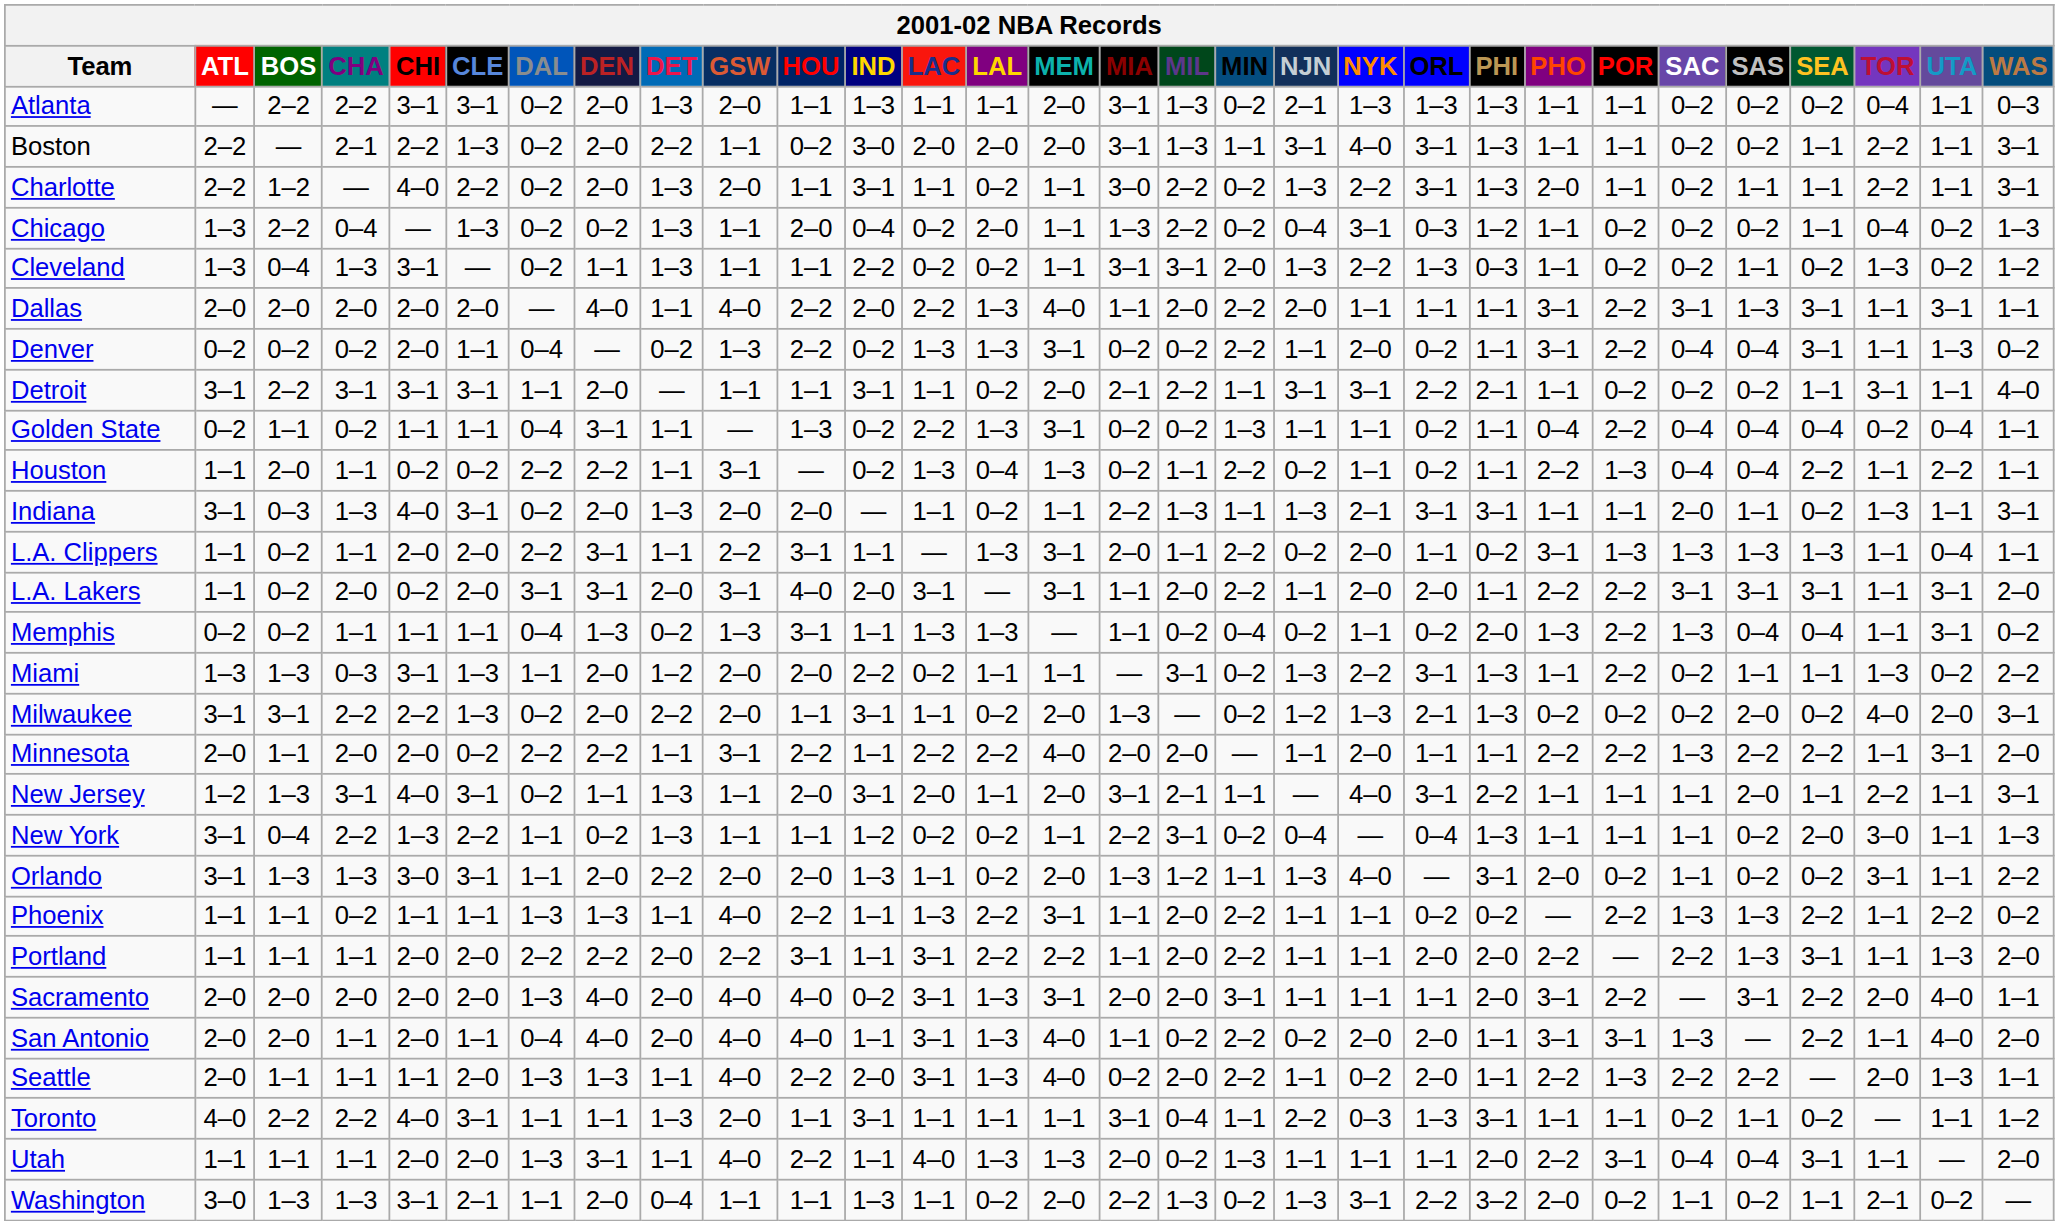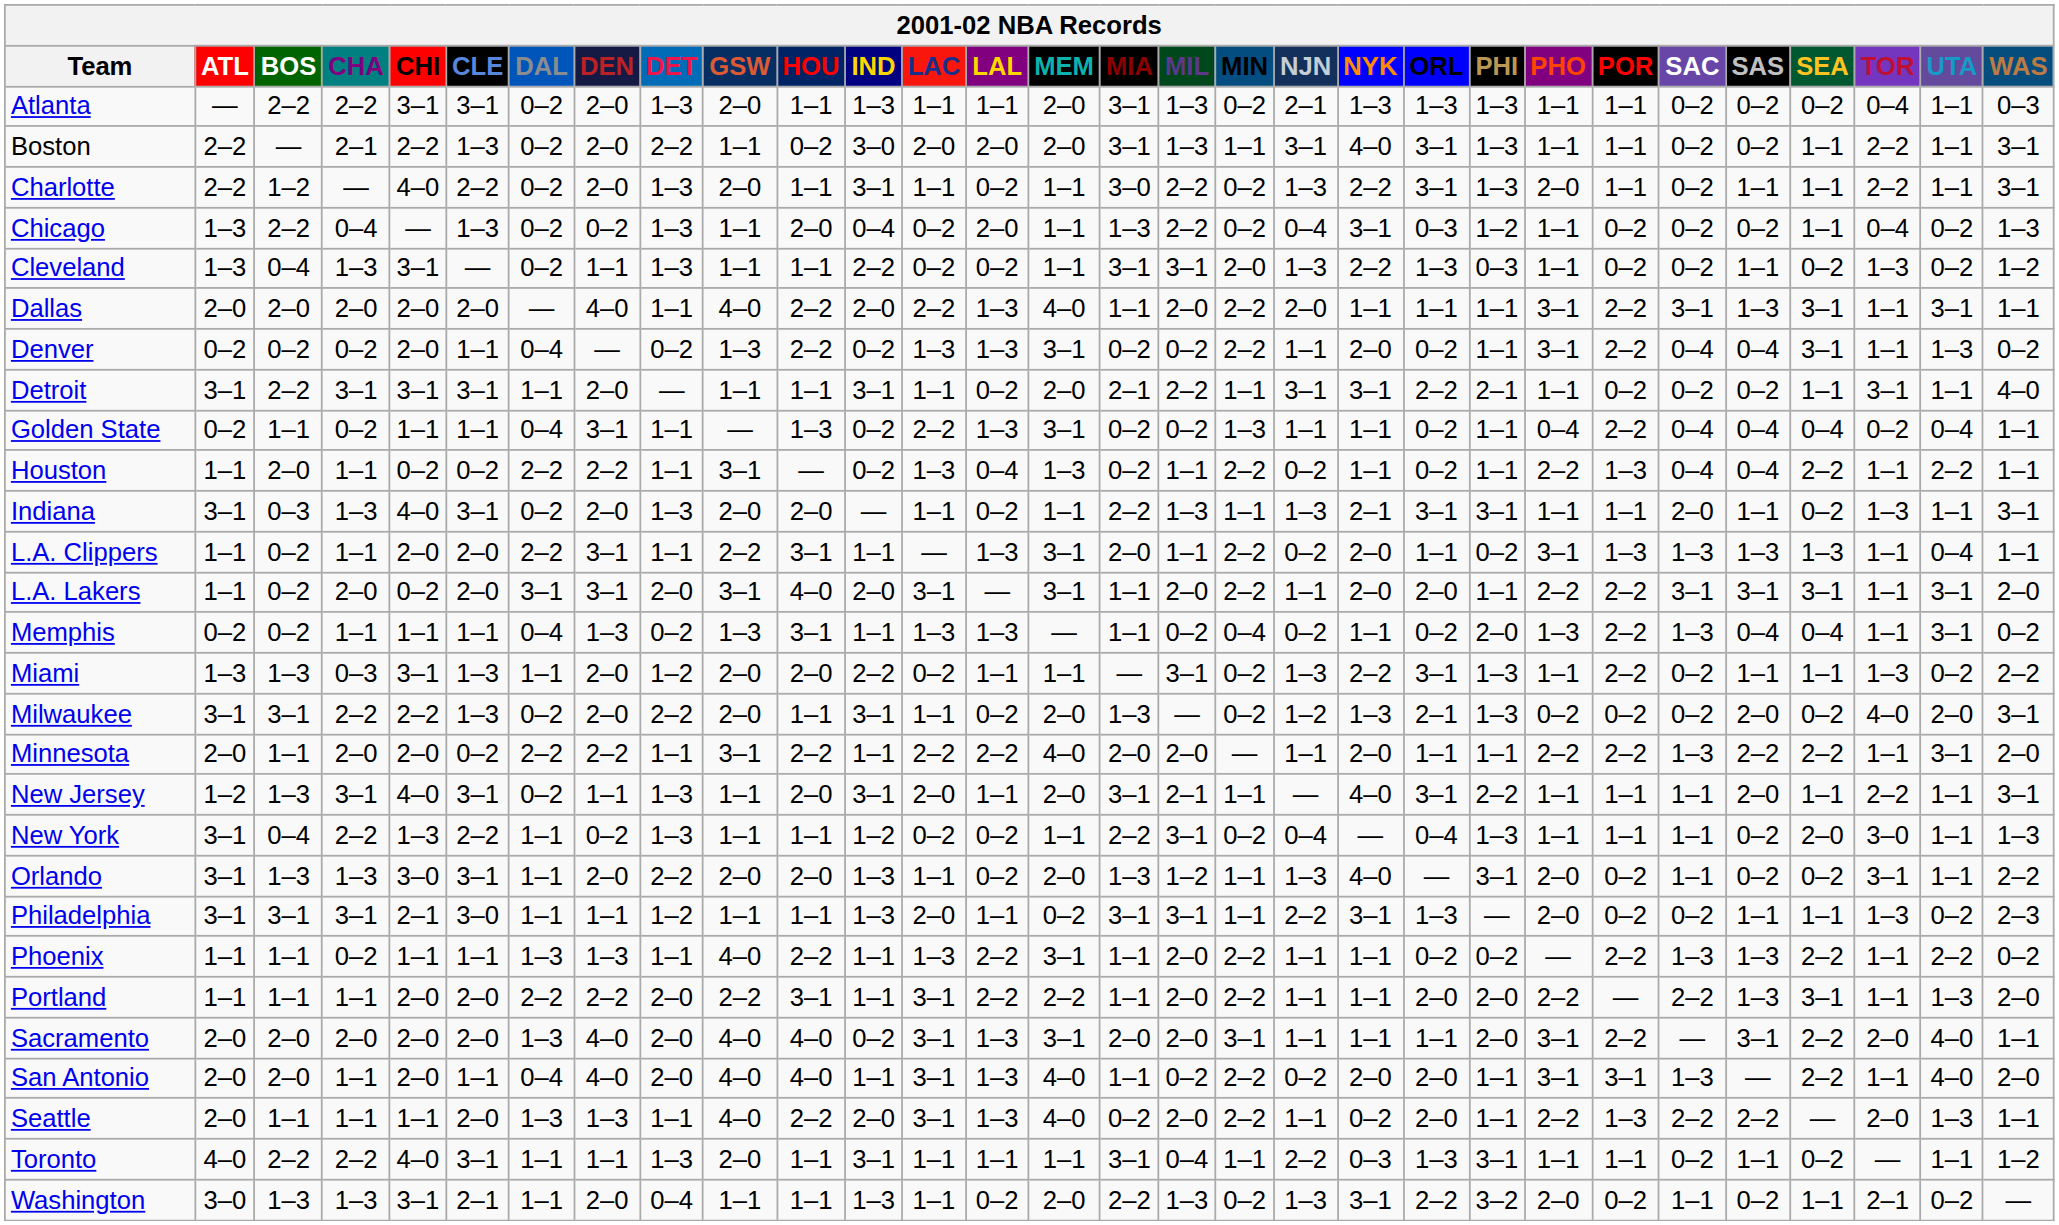+ row: (81, 916)
- row: (38, 1159)
